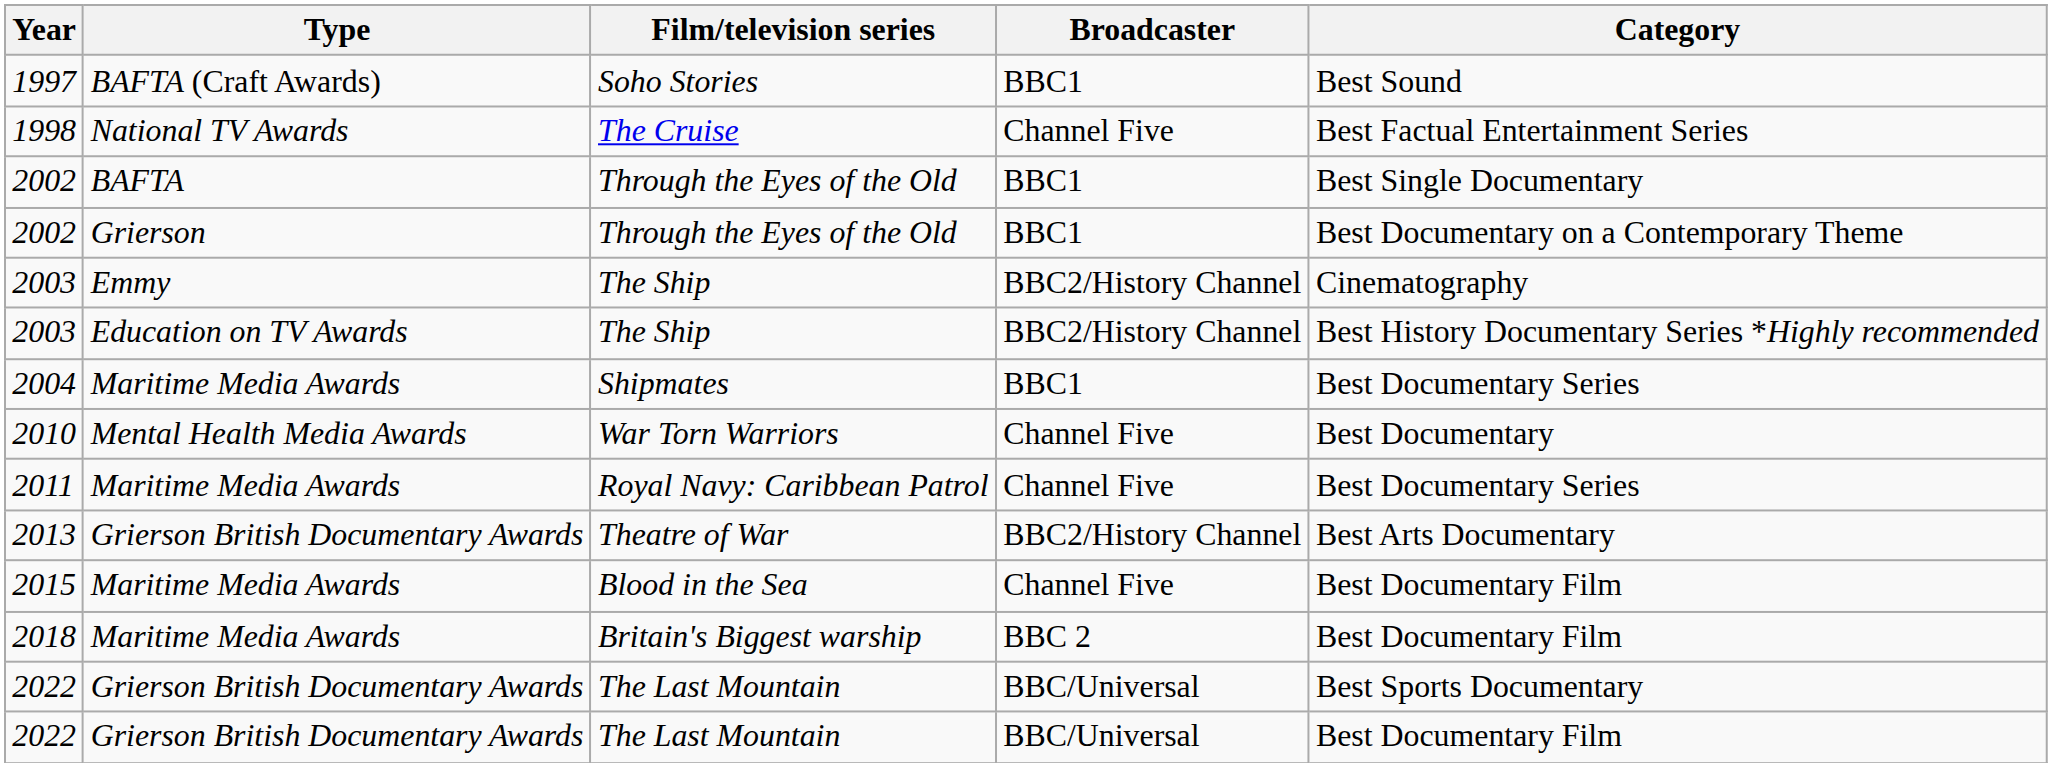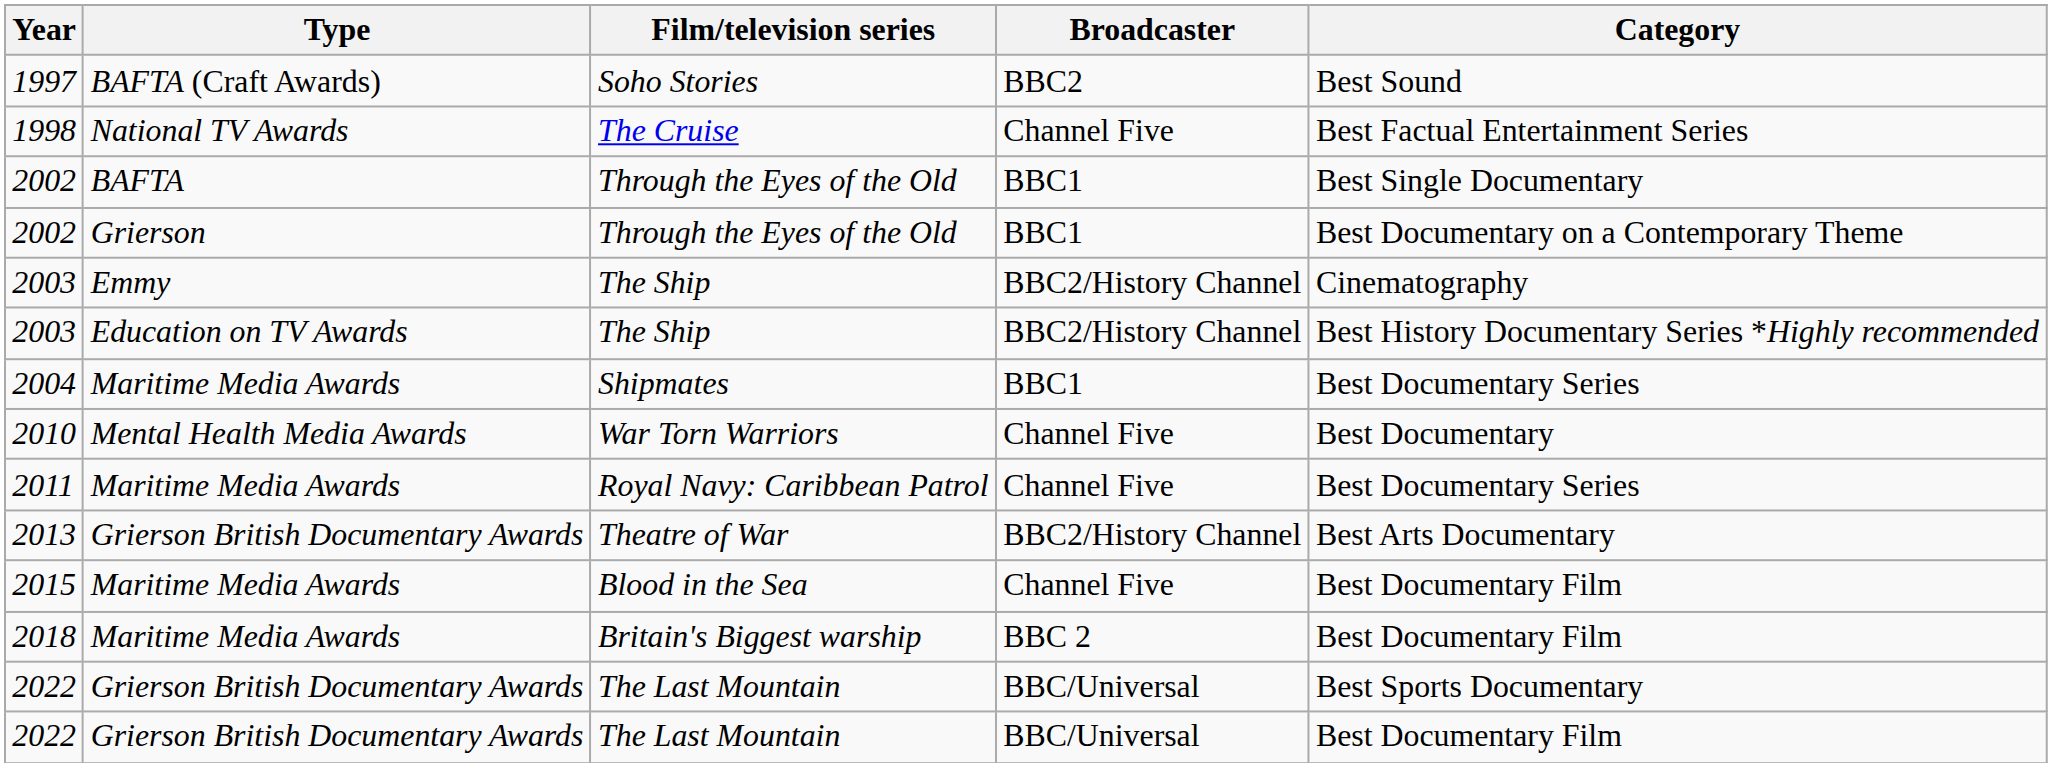(1043, 80) BBC1 -> (1043, 80) BBC2
